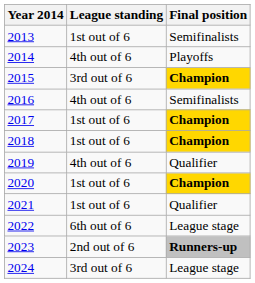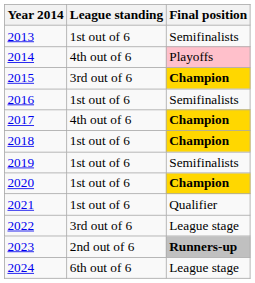(191, 57) no background -> (191, 57) pink background
(101, 99) 4th out of 6 -> (100, 99) 1st out of 6
(100, 120) 1st out of 6 -> (101, 120) 4th out of 6
(101, 162) 4th out of 6 -> (100, 162) 1st out of 6
(193, 162) Qualifier -> (204, 162) Semifinalists
(101, 225) 6th out of 6 -> (101, 225) 3rd out of 6
(101, 267) 3rd out of 6 -> (101, 267) 6th out of 6
